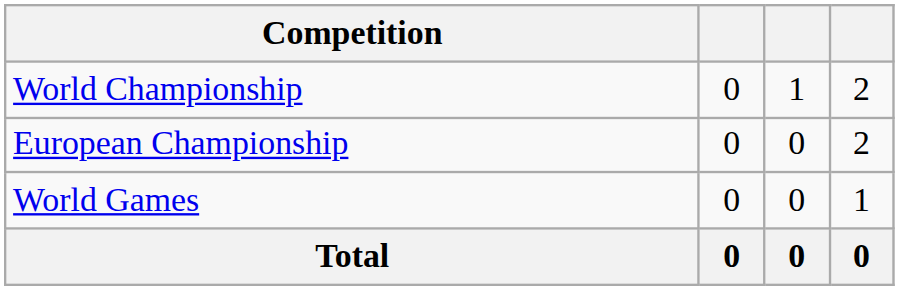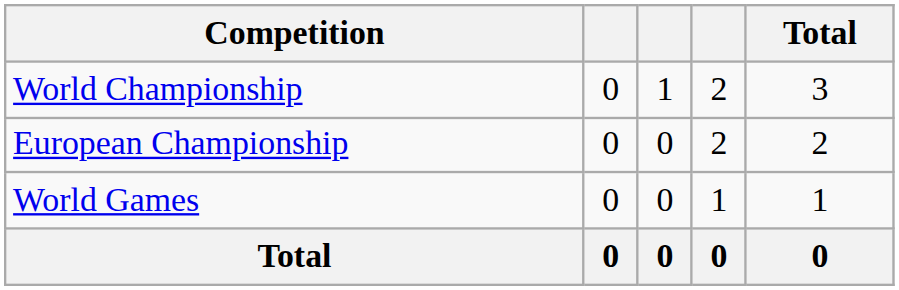+ column: (820, 32)
